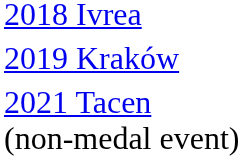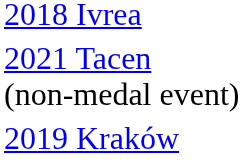rows swapped: (92, 58) <-> (122, 120)
